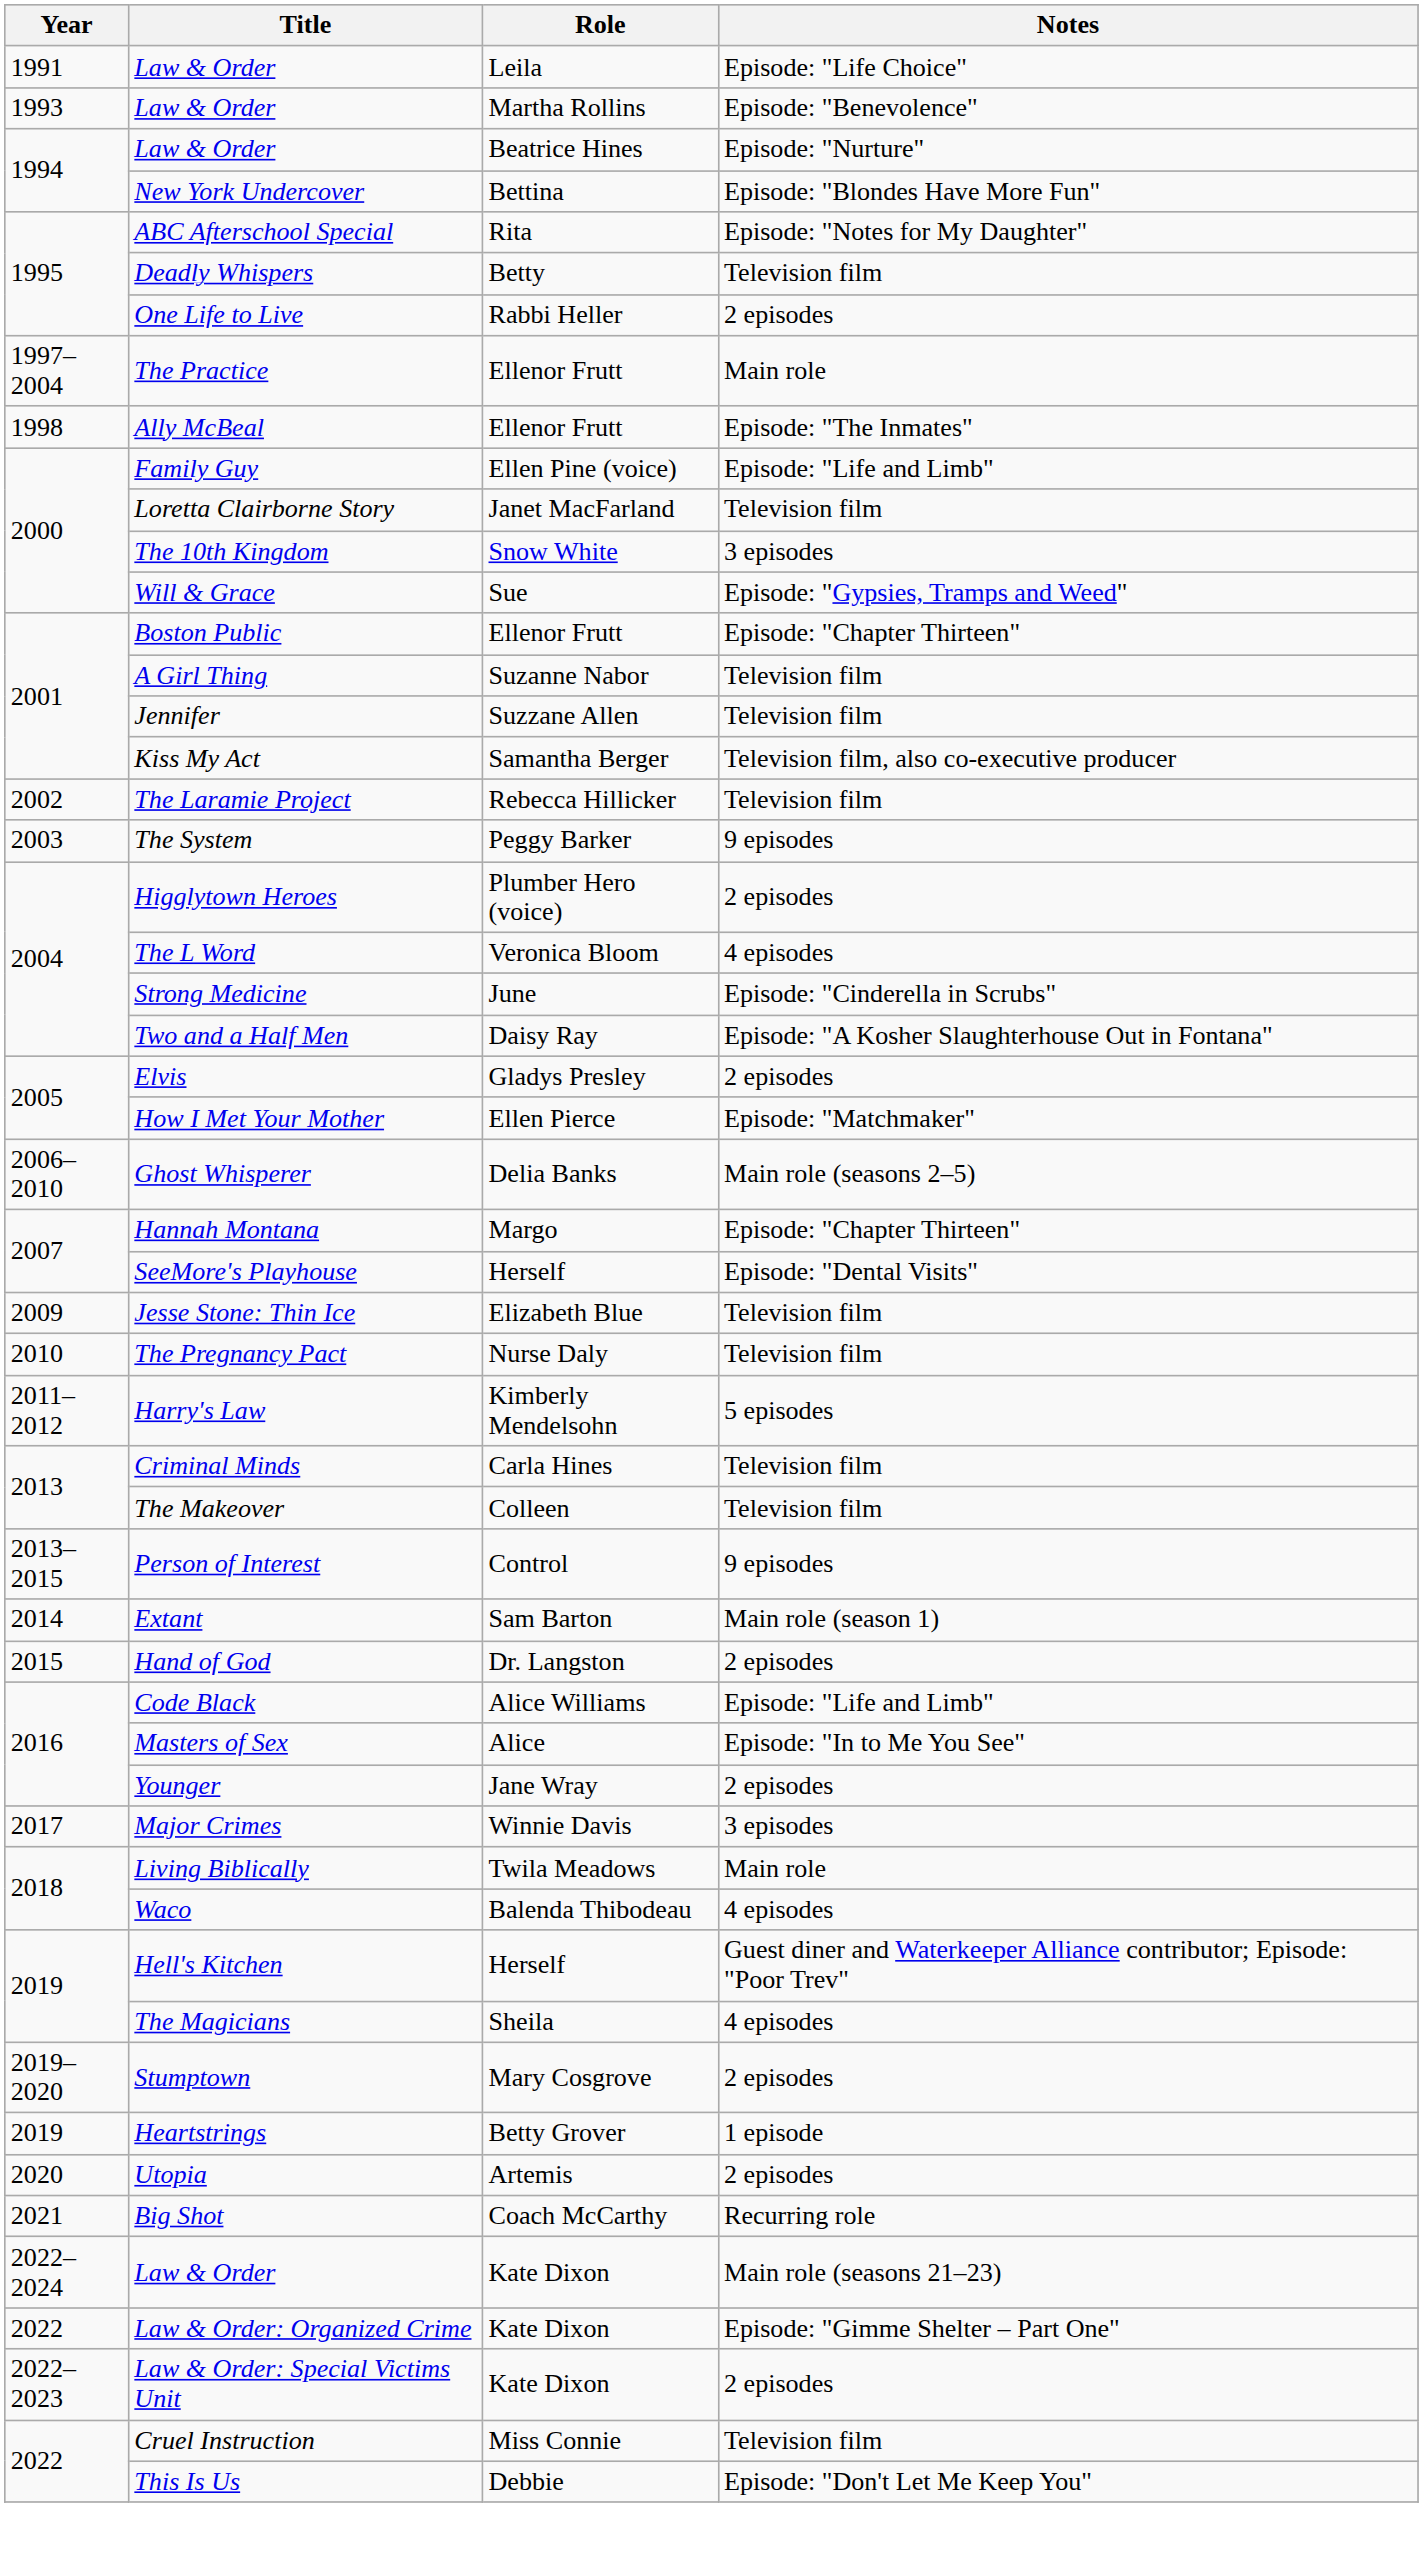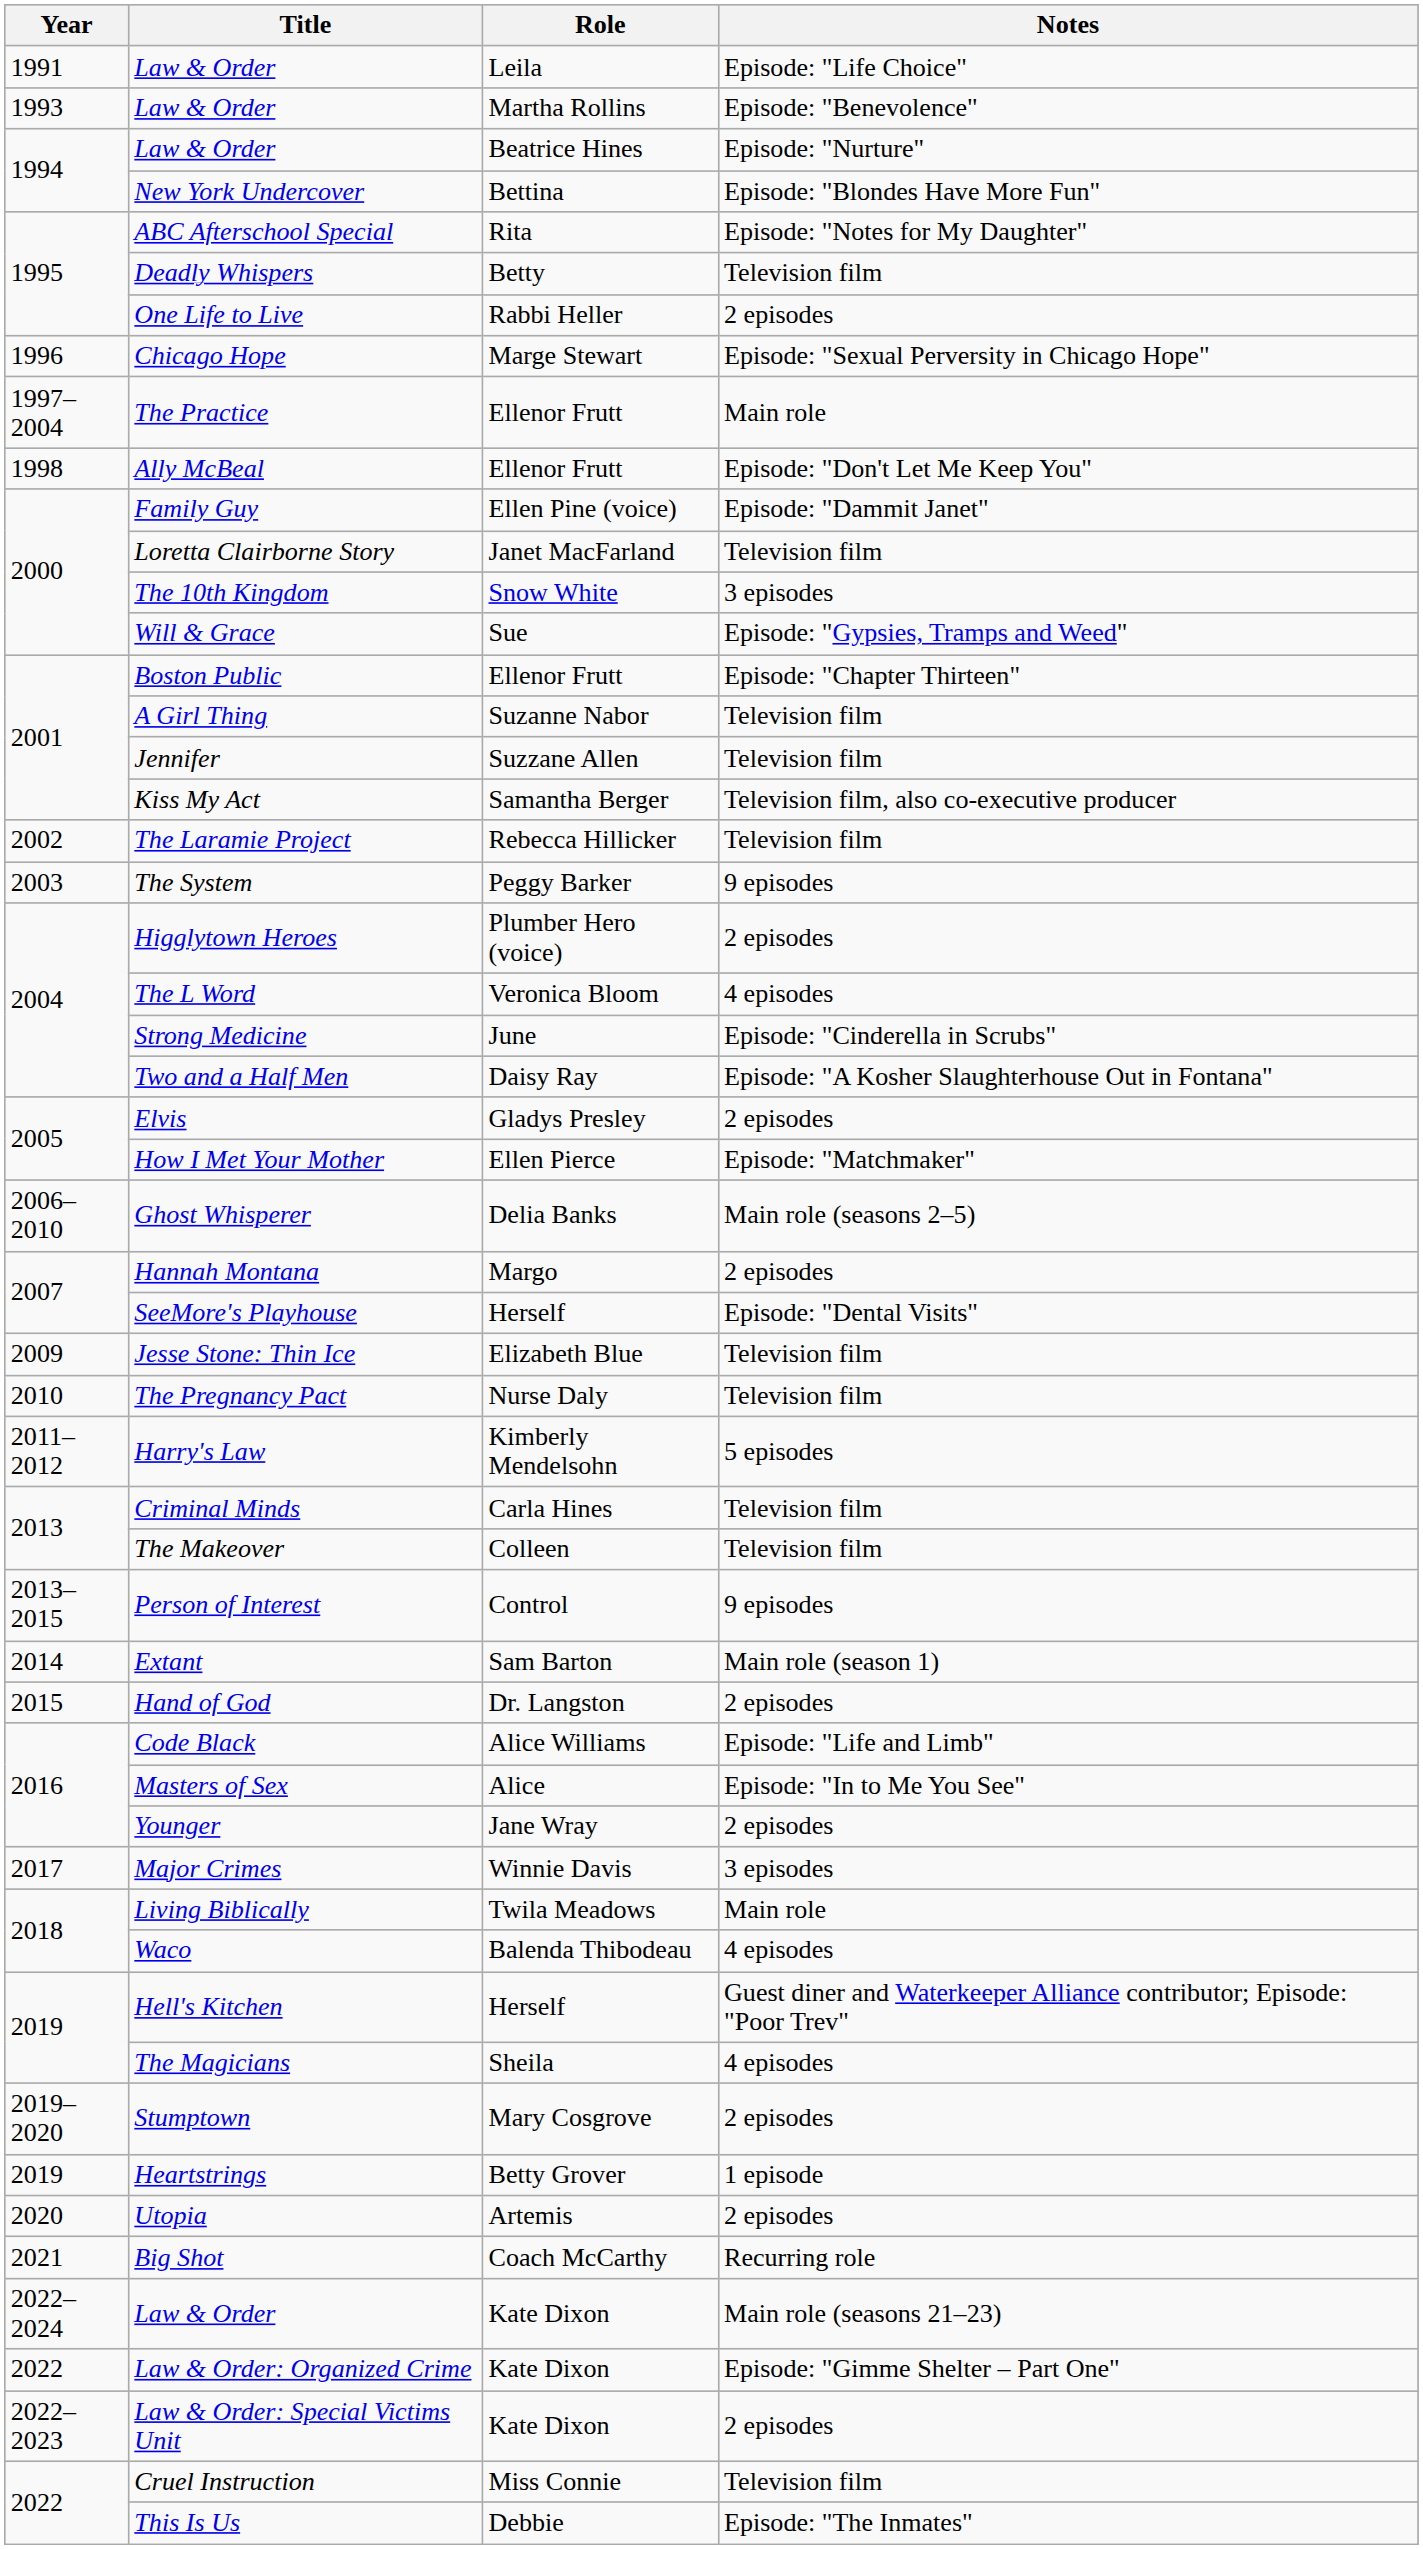+ row: (210, 356)
(848, 426) Episode: "The Inmates" -> (908, 468) Episode: "Don't Let Me Keep You"
(859, 468) Episode: "Life and Limb" -> (856, 509) Episode: "Dammit Janet"
(872, 1229) Episode: "Chapter Thirteen" -> (779, 1271) 2 episodes
(908, 2481) Episode: "Don't Let Me Keep You" -> (848, 2522) Episode: "The Inmates"
